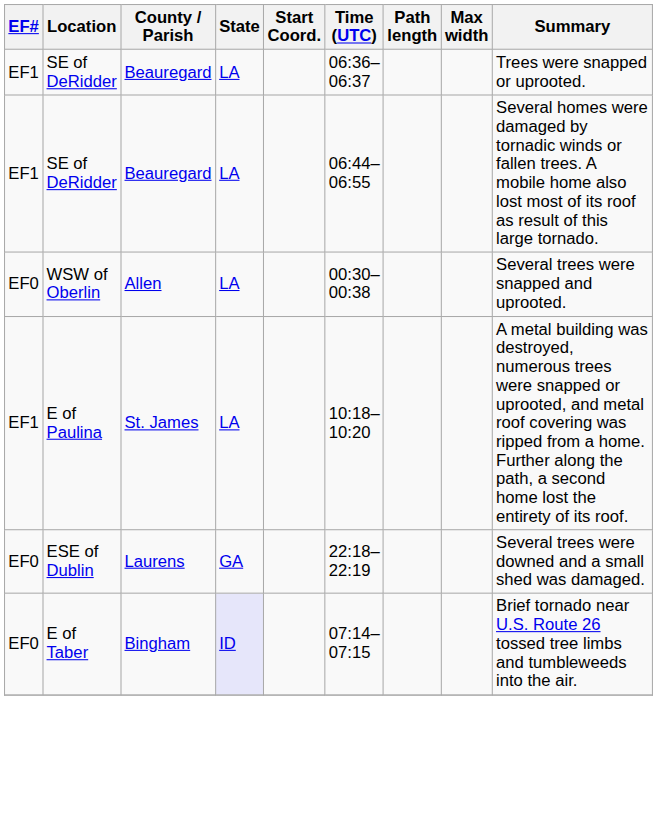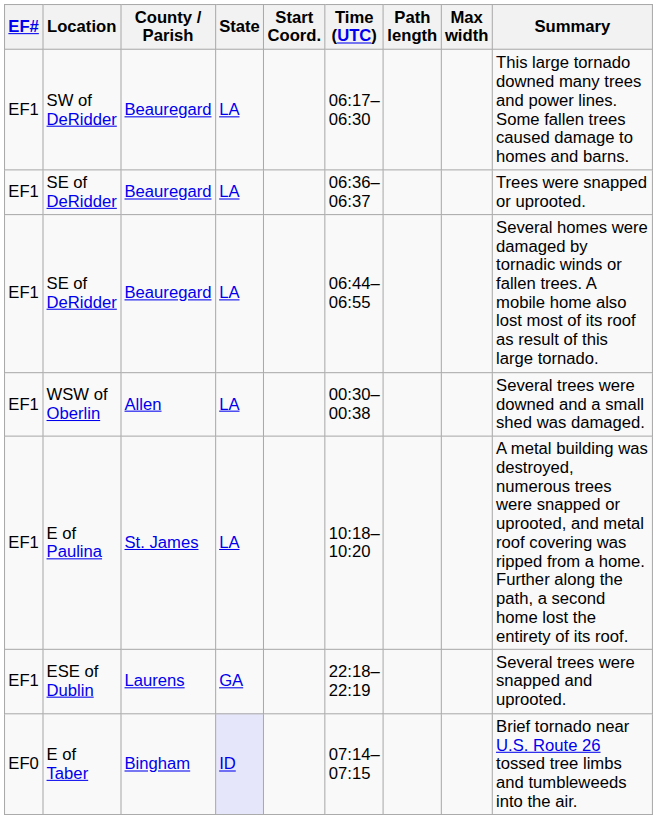+ row: (82, 109)
(24, 284) EF0 -> (24, 404) EF1
(565, 284) Several trees were snapped and uprooted. -> (570, 404) Several trees were downed and a small shed was damaged.
(24, 561) EF0 -> (24, 681) EF1
(570, 561) Several trees were downed and a small shed was damaged. -> (565, 681) Several trees were snapped and uprooted.
